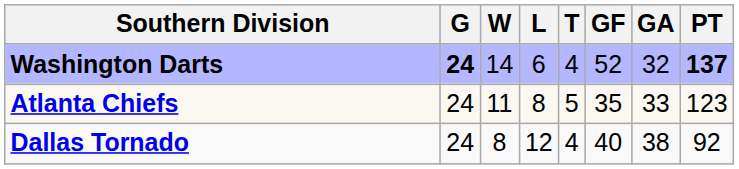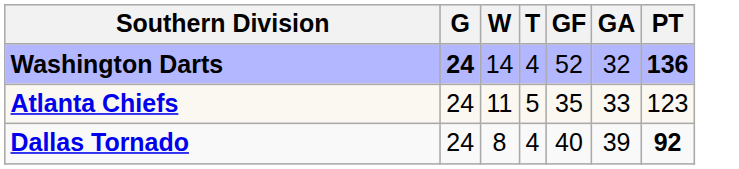- column: (539, 24)
(707, 63) 137 -> (668, 63) 136
(656, 143) 38 -> (617, 143) 39
(707, 143) normal -> (668, 143) bold
